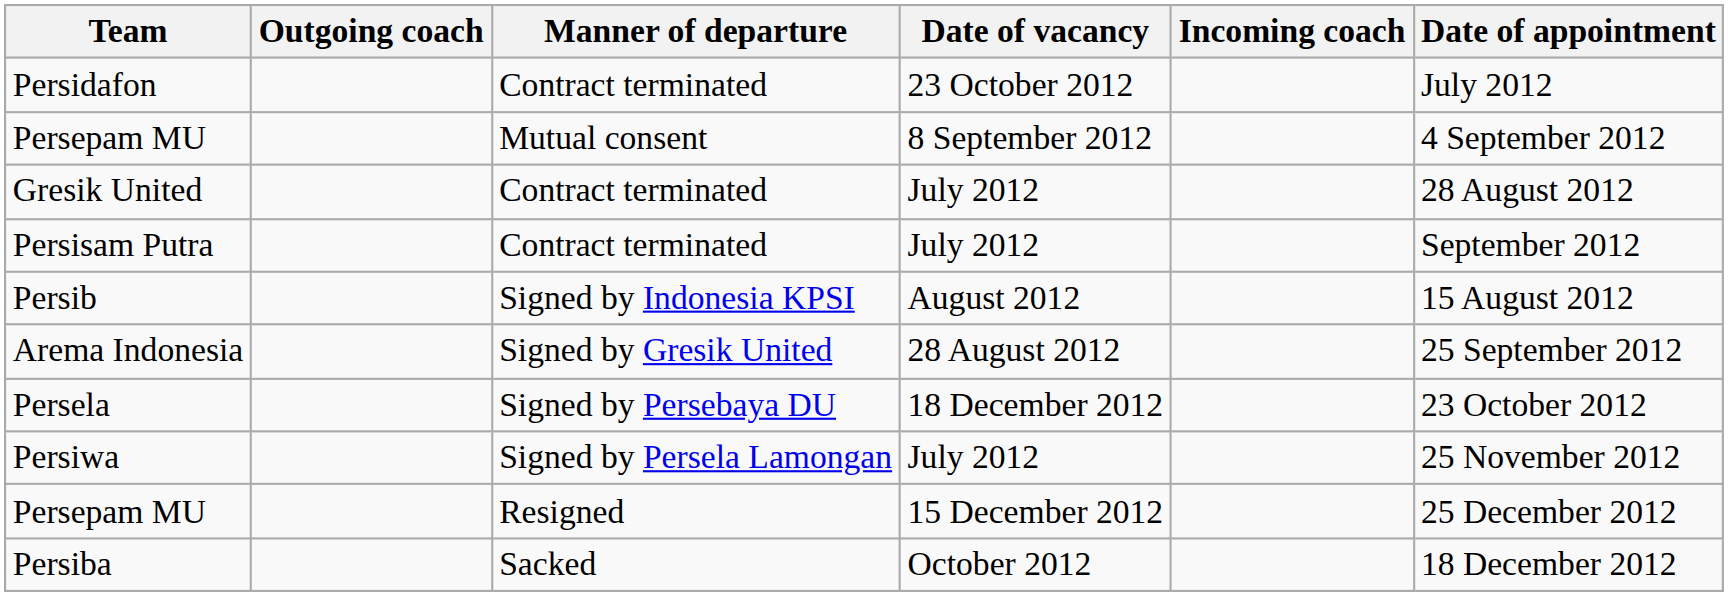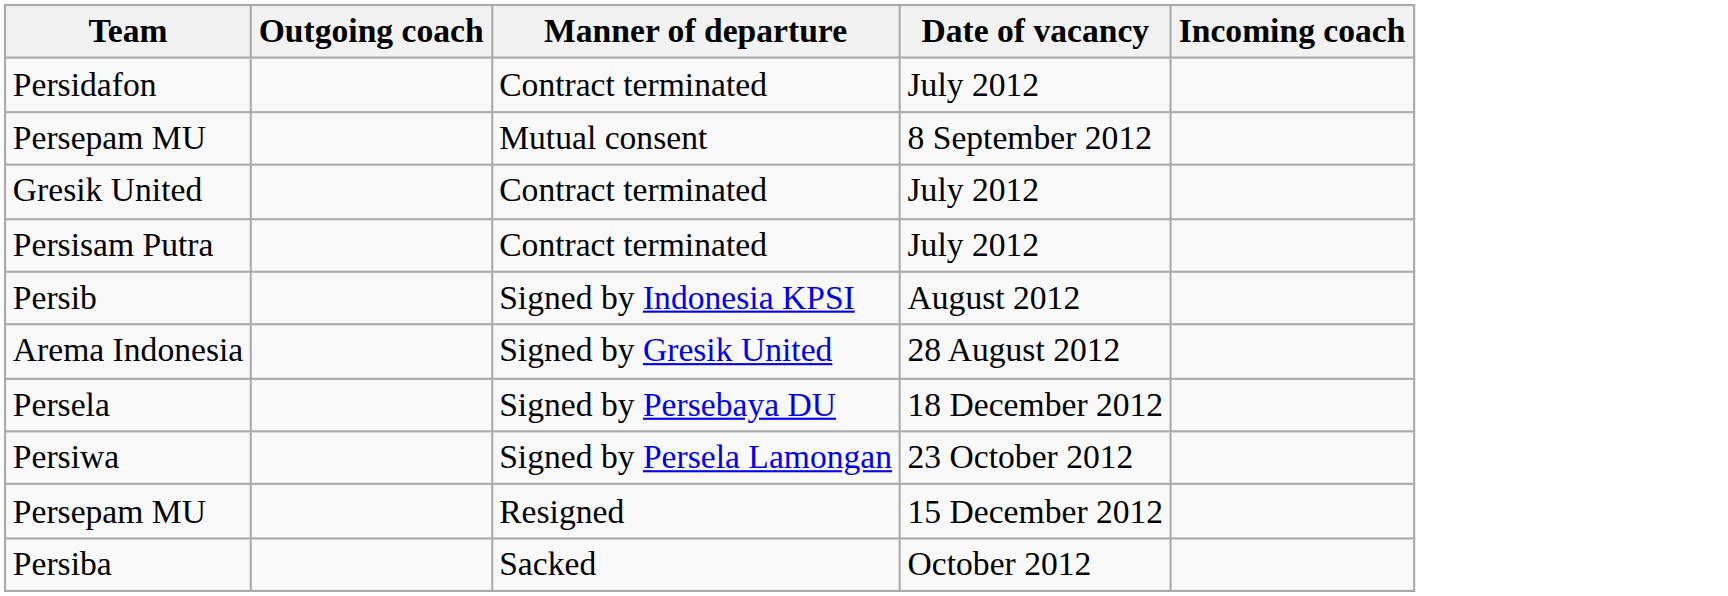- column: (1568, 31)
(1020, 84) 23 October 2012 -> (973, 84) July 2012
(973, 457) July 2012 -> (1020, 457) 23 October 2012
